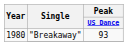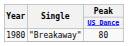(103, 35) 93 -> (103, 35) 80
